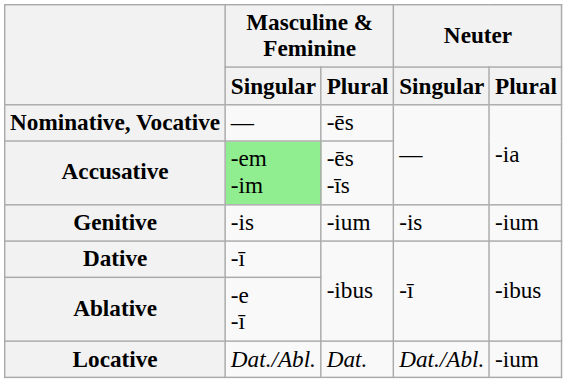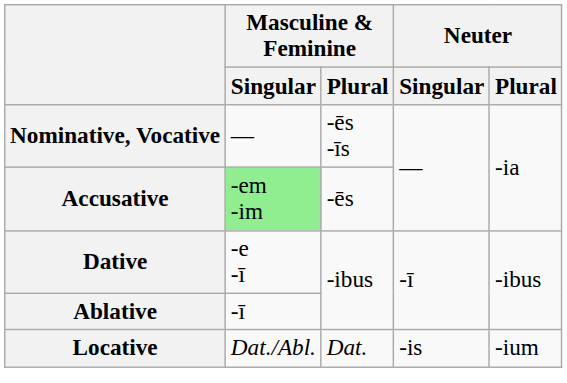(340, 122) -ēs -> (340, 135) -ēs -īs
(340, 172) -ēs -īs -> (340, 198) -ēs
- row: (115, 222)
(238, 259) -ī -> (240, 261) -e -ī
(240, 308) -e -ī -> (238, 311) -ī
(442, 358) Dat./Abl. -> (411, 348) -is
